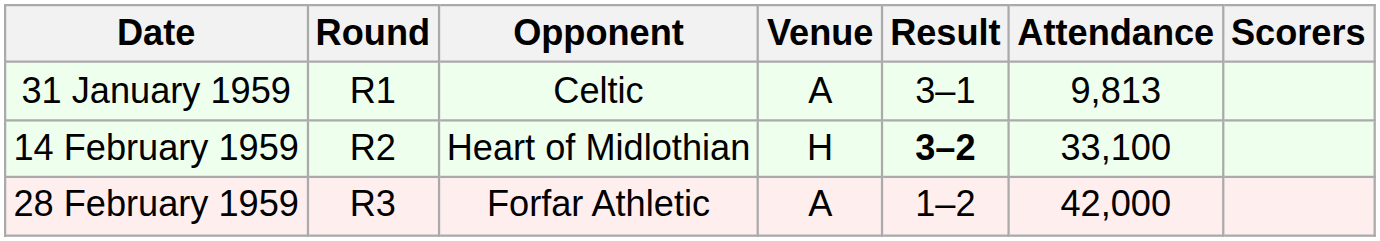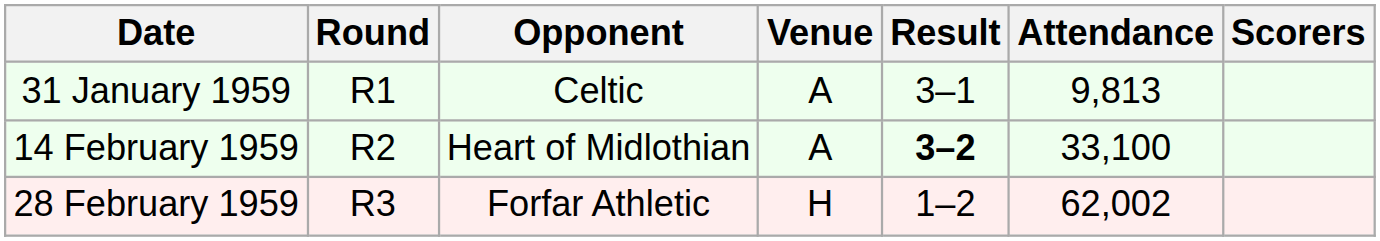(820, 147) H -> (820, 147) A
(820, 205) A -> (820, 205) H
(1116, 205) 42,000 -> (1116, 205) 62,002
